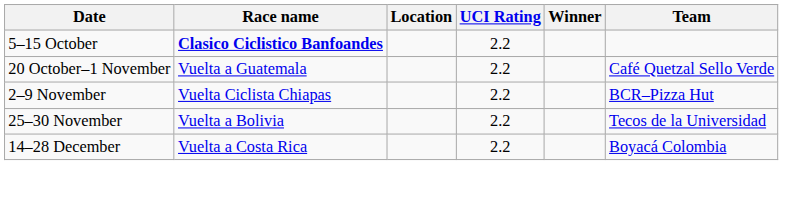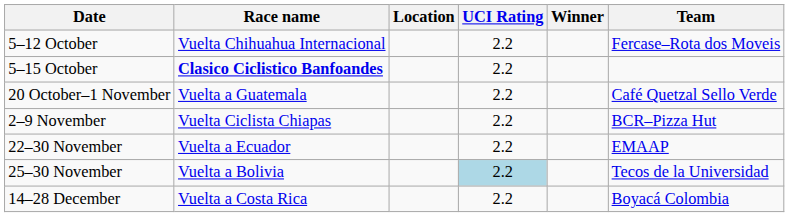+ row: (53, 43)
+ row: (65, 146)
(500, 120) no background -> (503, 172) lightblue background
